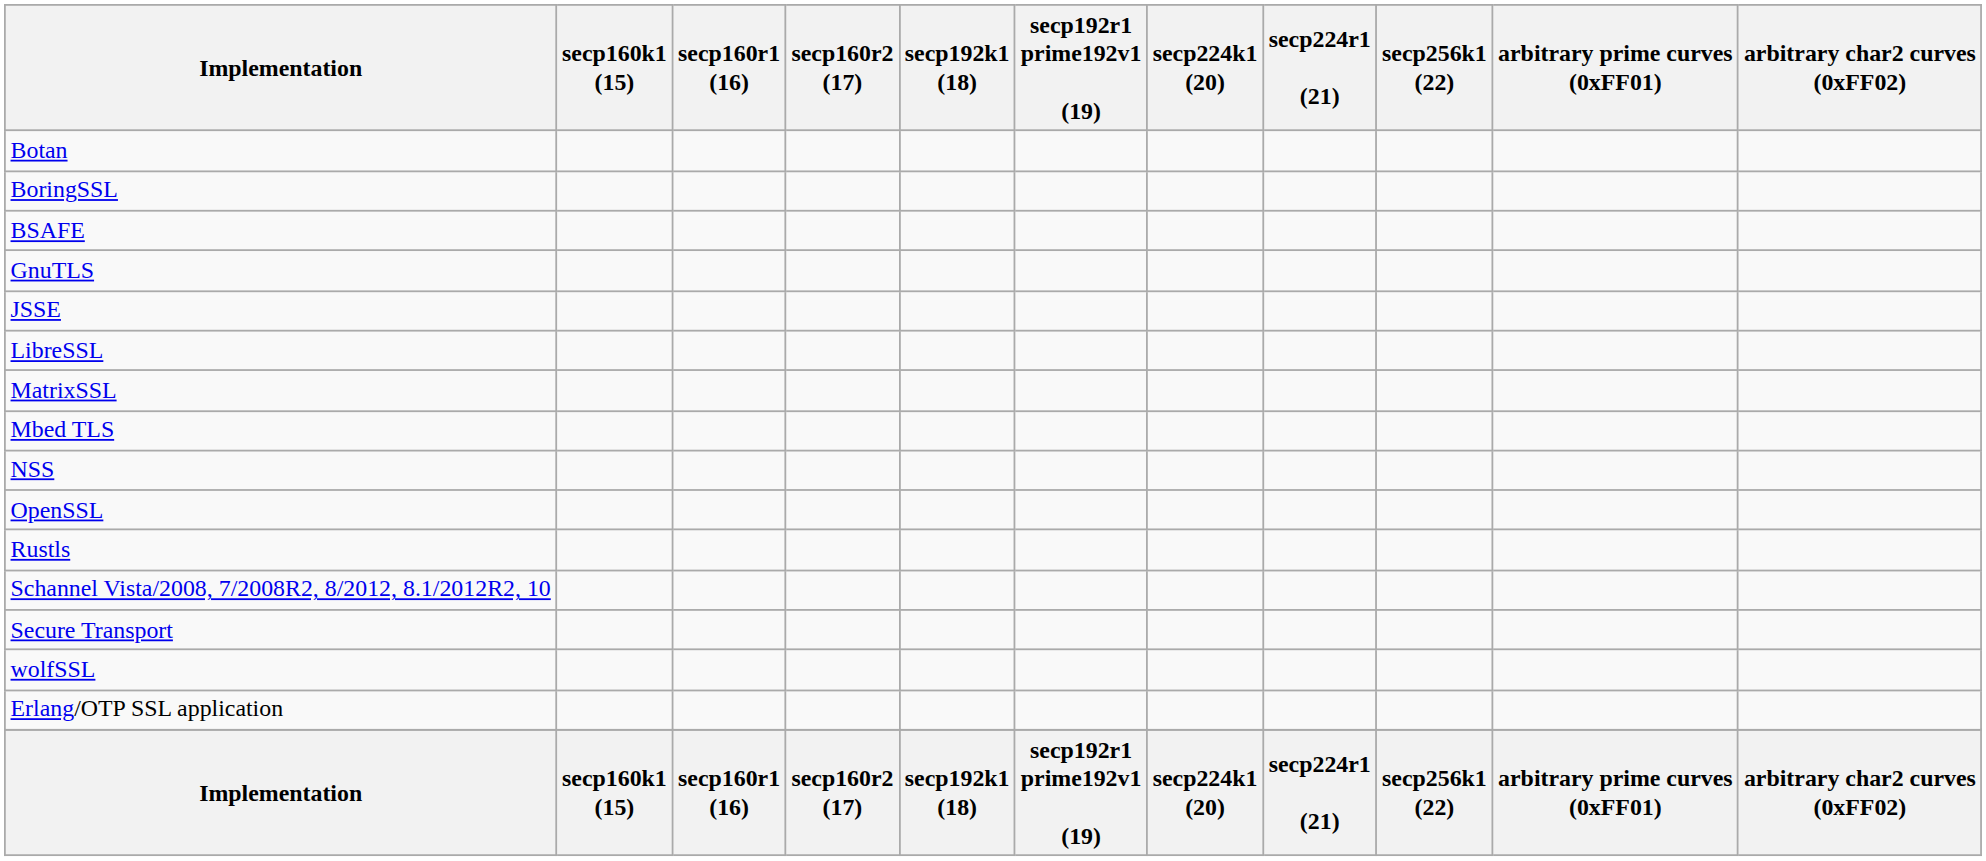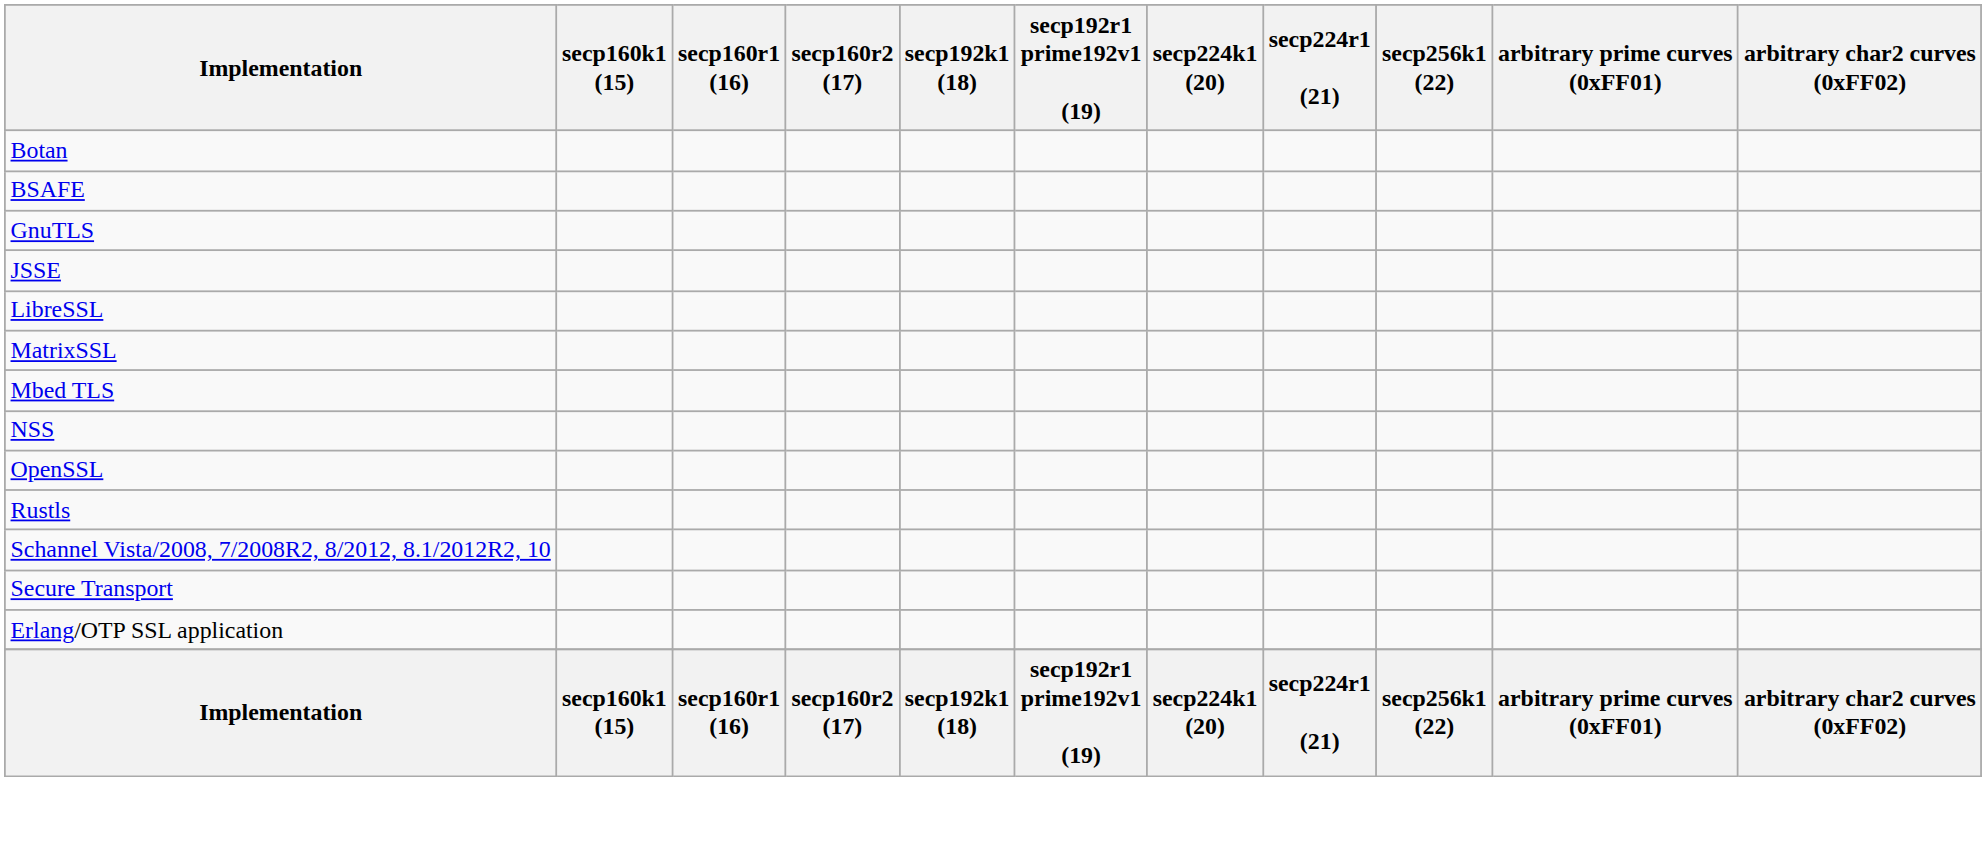- row: (64, 190)
- row: (53, 669)
